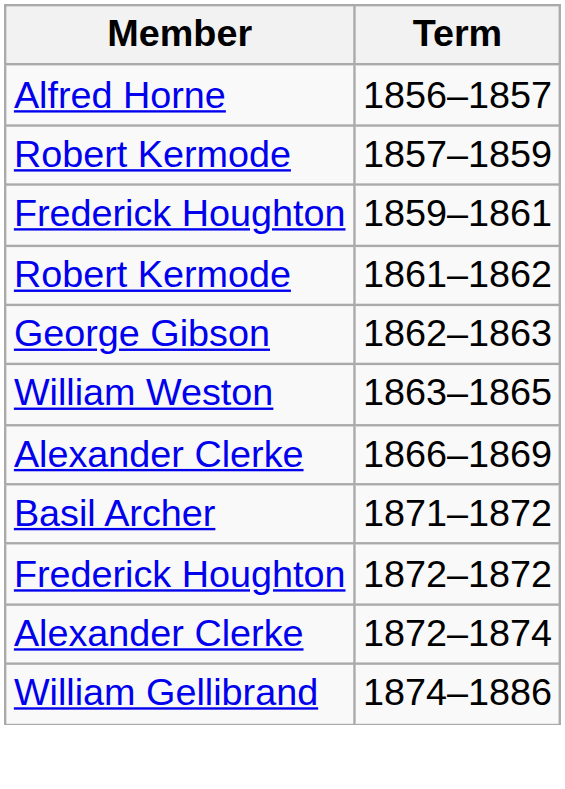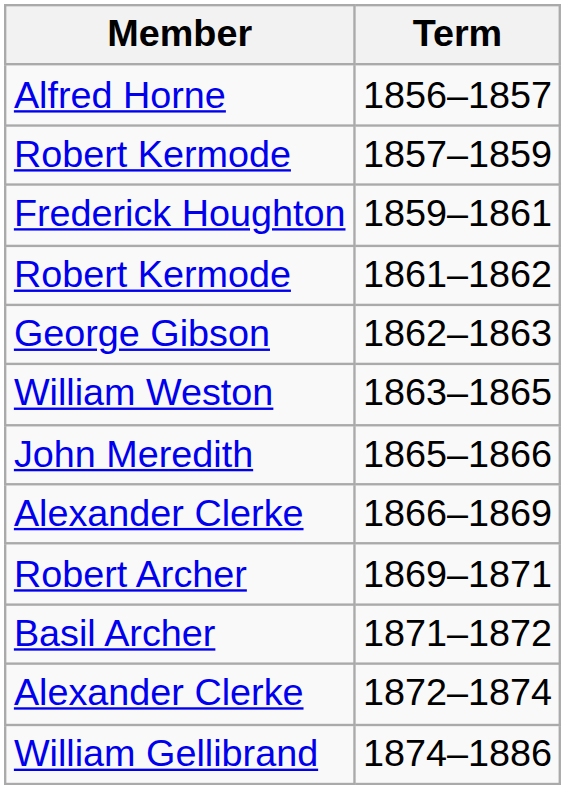+ row: (457, 453)
+ row: (457, 573)
- row: (457, 573)
